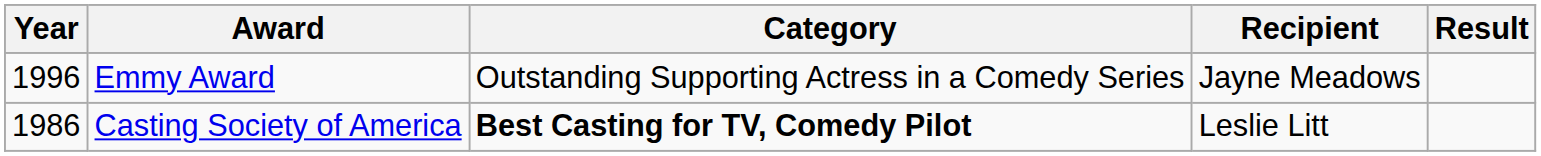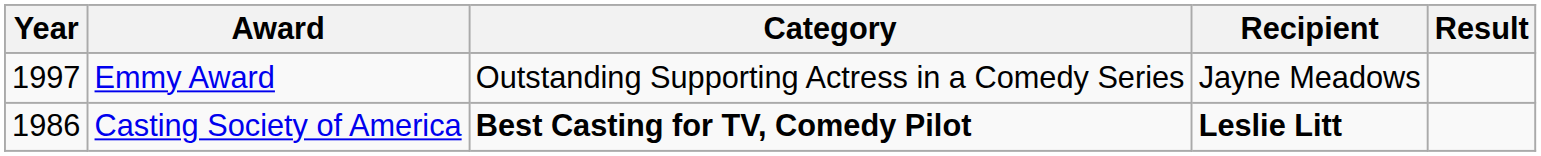(46, 77) 1996 -> (46, 77) 1997
(1264, 126) normal -> (1270, 126) bold
